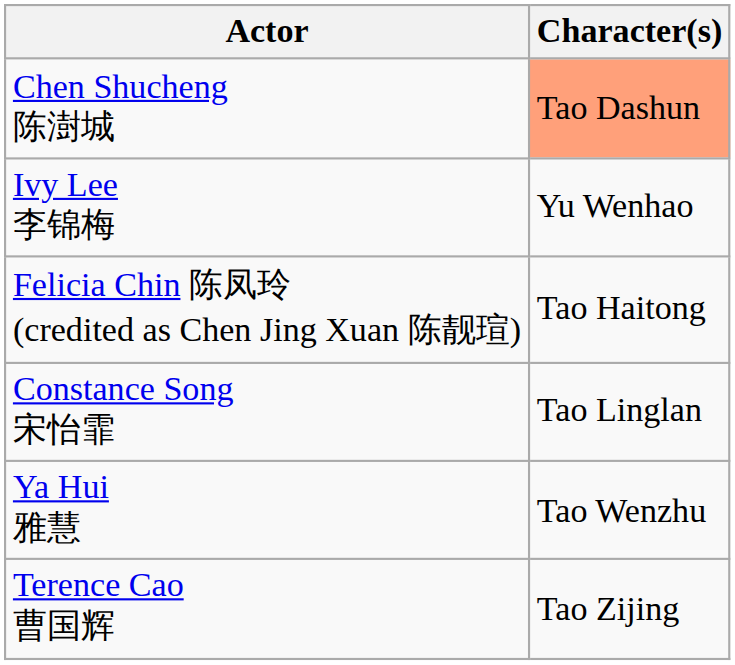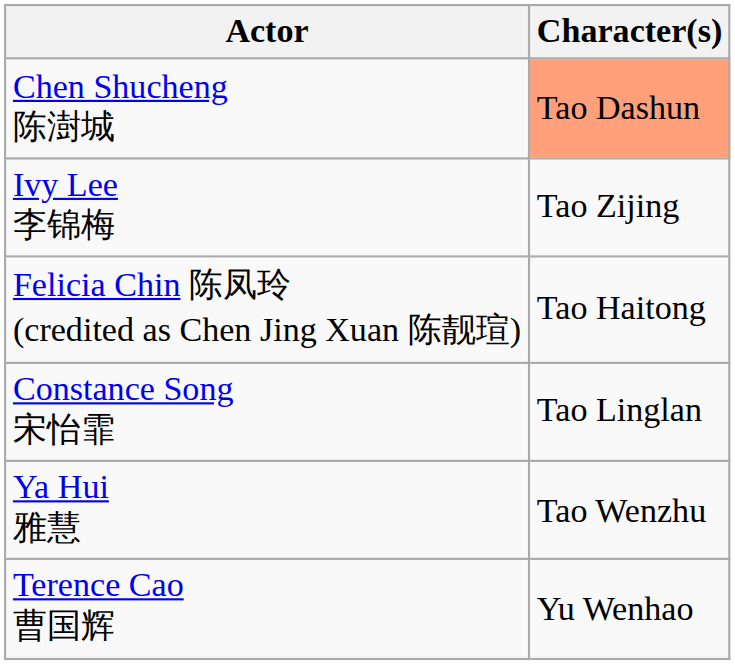(615, 206) Yu Wenhao -> (608, 206) Tao Zijing
(608, 608) Tao Zijing -> (615, 608) Yu Wenhao
